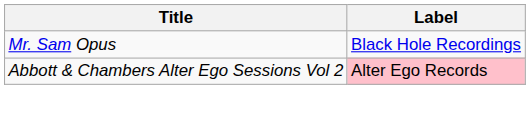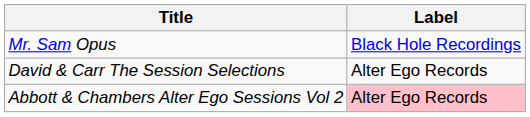+ row: (147, 71)
